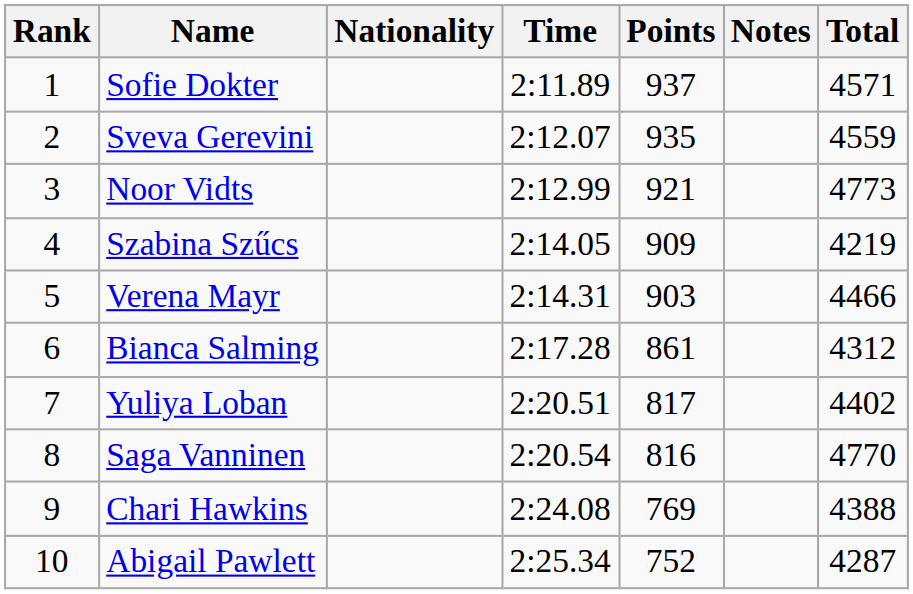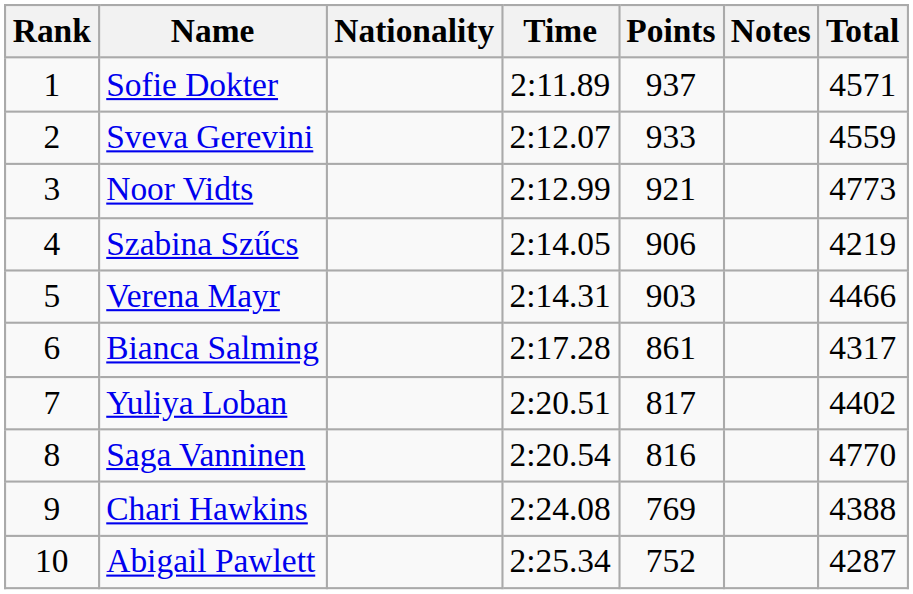(671, 137) 935 -> (671, 137) 933
(671, 243) 909 -> (671, 243) 906
(863, 349) 4312 -> (863, 349) 4317
